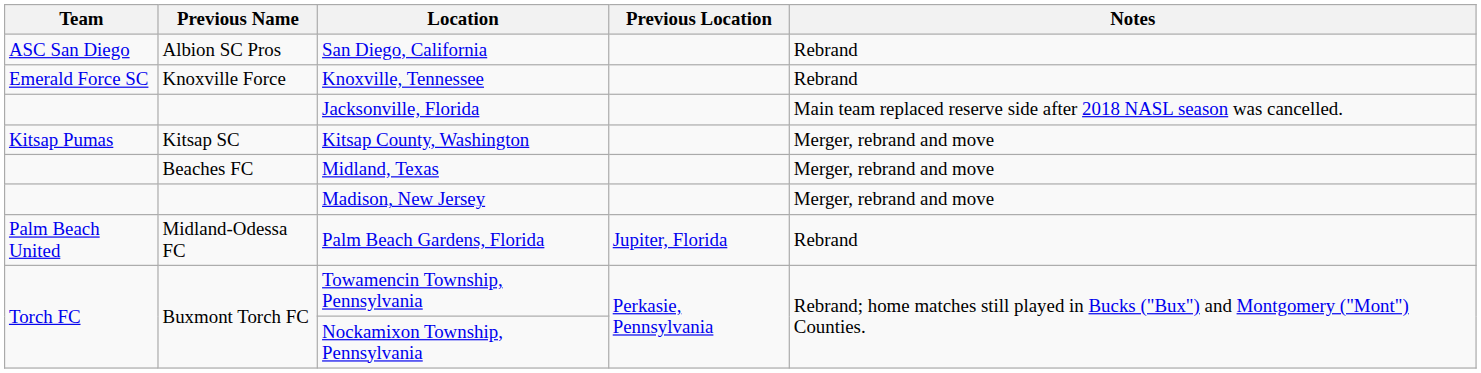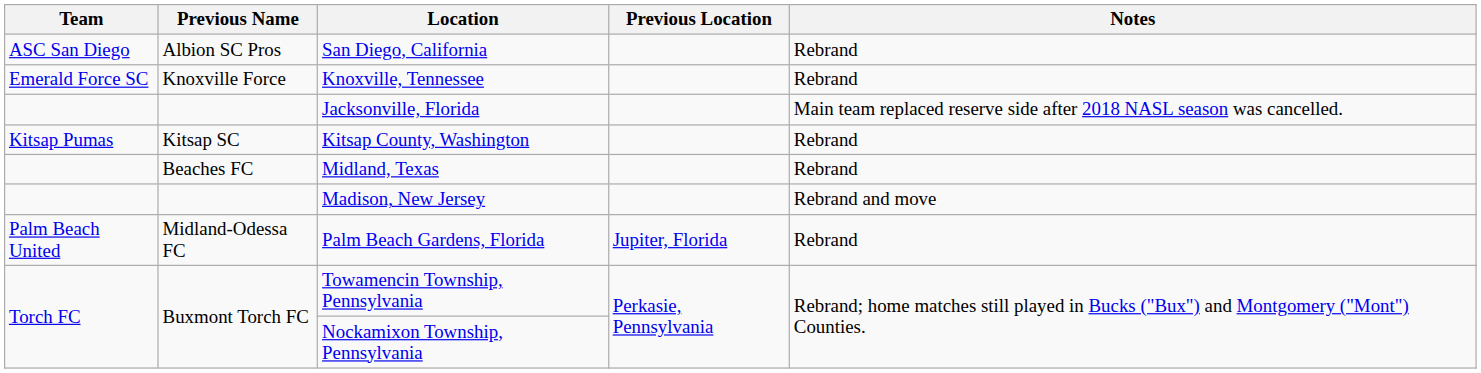(894, 139) Merger, rebrand and move -> (826, 139) Rebrand
(894, 169) Merger, rebrand and move -> (826, 169) Rebrand
(894, 199) Merger, rebrand and move -> (865, 199) Rebrand and move
